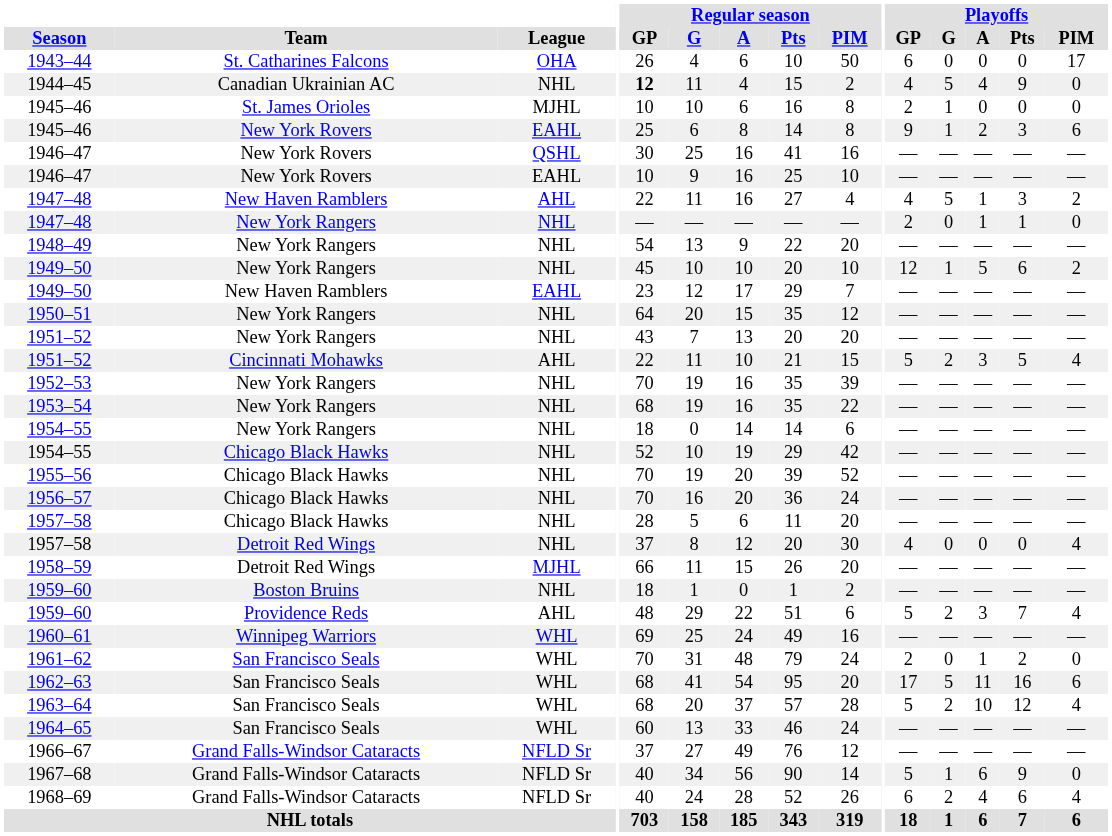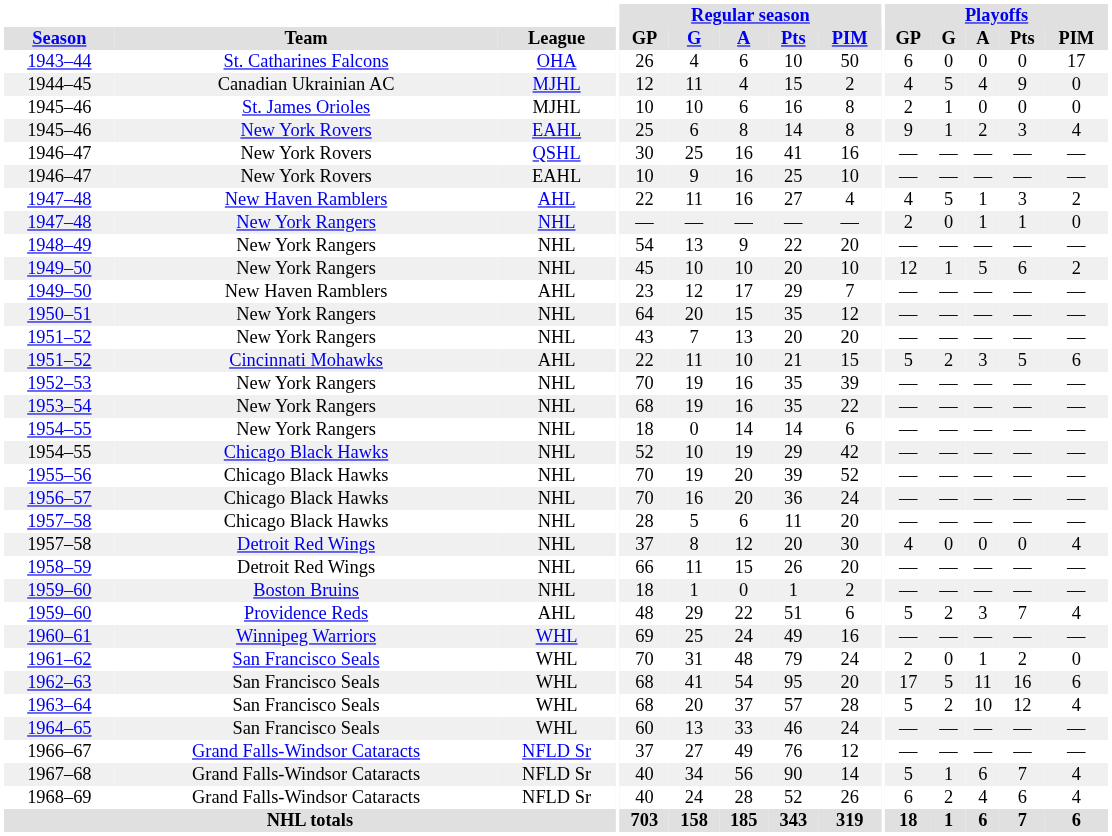(557, 84) NHL -> (557, 84) MJHL
(644, 84) bold -> (644, 84) normal
(1076, 130) 6 -> (1076, 130) 4
(557, 291) EAHL -> (557, 291) AHL
(1076, 360) 4 -> (1076, 360) 6
(557, 567) MJHL -> (557, 567) NHL
(1022, 774) 9 -> (1022, 774) 7
(1076, 774) 0 -> (1076, 774) 4
